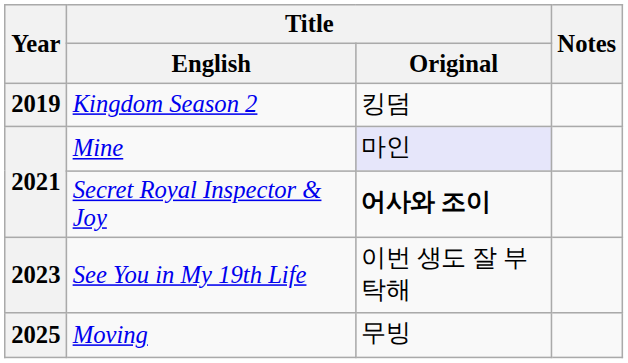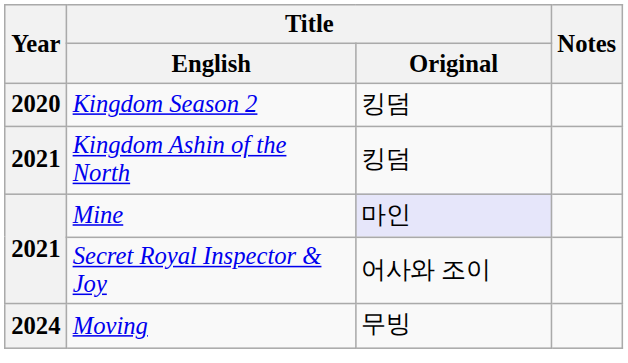(36, 104) 2019 -> (36, 104) 2020
+ row: (180, 159)
(426, 202) bold -> (426, 269) normal
- row: (190, 274)
(36, 334) 2025 -> (36, 325) 2024
